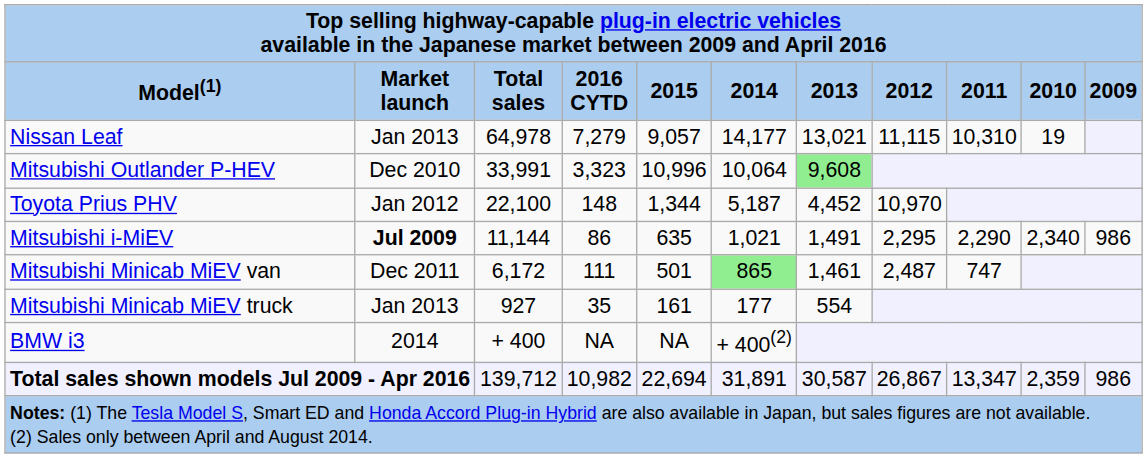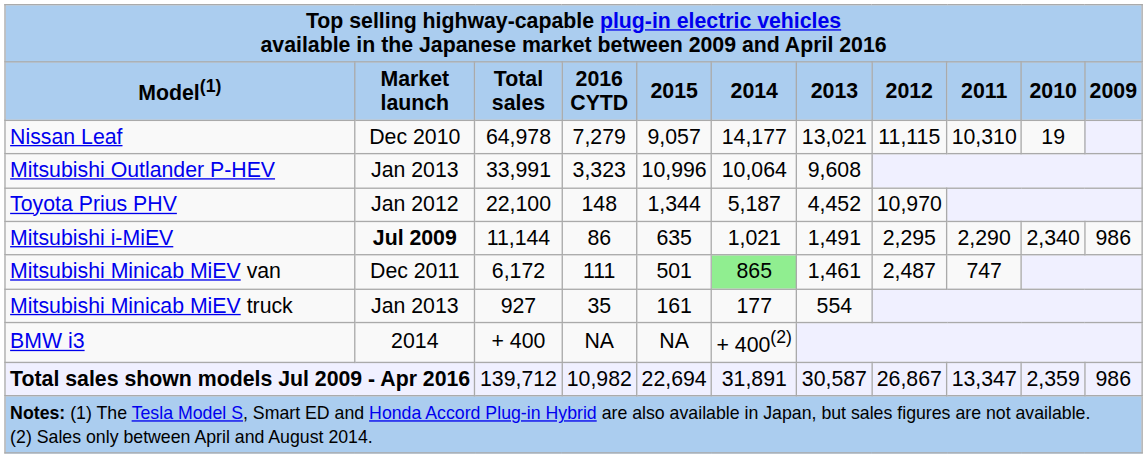(415, 136) Jan 2013 -> (415, 136) Dec 2010
(415, 170) Dec 2010 -> (415, 170) Jan 2013
(834, 170) lightgreen background -> (834, 170) no background
